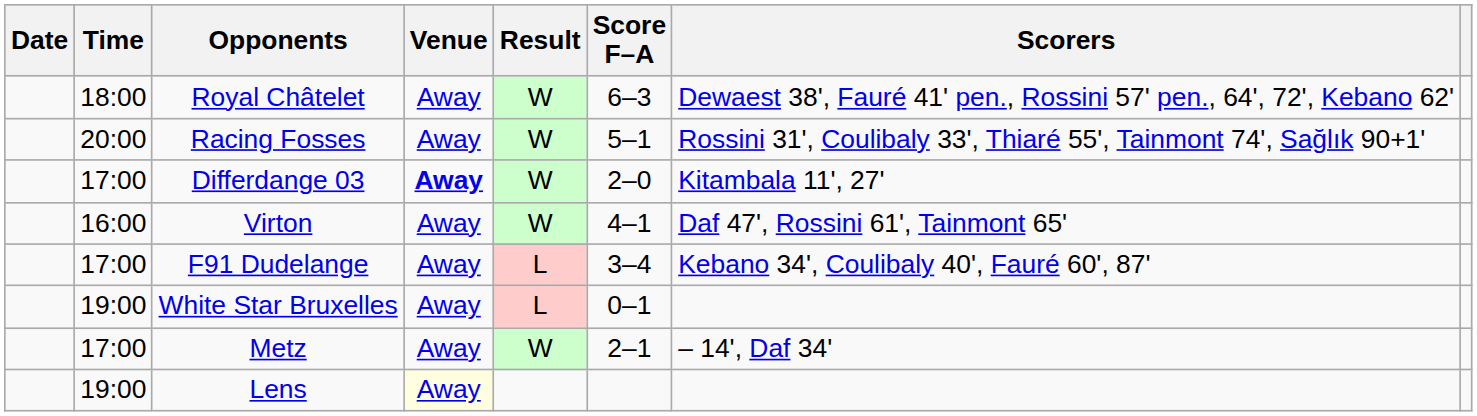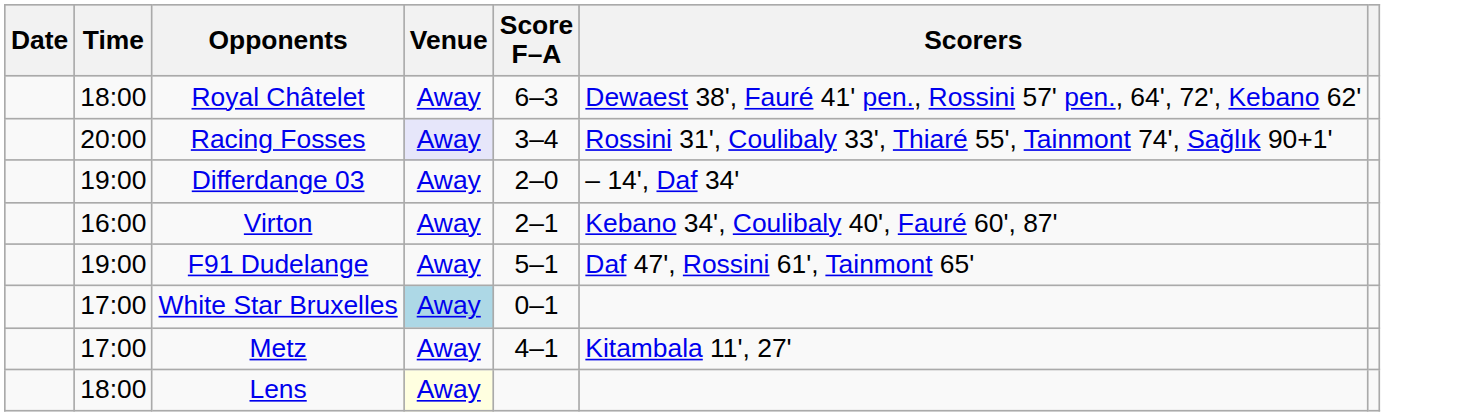- column: (540, 40)
(449, 138) no background -> (449, 138) lavender background
(629, 138) 5–1 -> (536, 138) 3–4
(113, 180) 17:00 -> (113, 180) 19:00
(449, 180) bold -> (449, 180) normal
(781, 180) Kitambala 11', 27' -> (662, 180) – 14', Daf 34'
(629, 222) 4–1 -> (536, 222) 2–1
(873, 222) Daf 47', Rossini 61', Tainmont 65' -> (821, 222) Kebano 34', Coulibaly 40', Fauré 60', 87'
(113, 264) 17:00 -> (113, 264) 19:00
(629, 264) 3–4 -> (536, 264) 5–1
(914, 264) Kebano 34', Coulibaly 40', Fauré 60', 87' -> (780, 264) Daf 47', Rossini 61', Tainmont 65'
(113, 306) 19:00 -> (113, 306) 17:00
(449, 306) no background -> (449, 306) lightblue background
(629, 348) 2–1 -> (536, 348) 4–1
(755, 348) – 14', Daf 34' -> (689, 348) Kitambala 11', 27'
(113, 390) 19:00 -> (113, 390) 18:00
